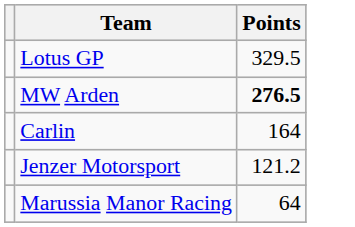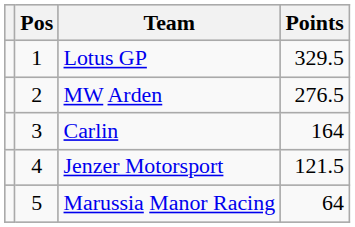+ column: (37, 22)
(276, 94) bold -> (319, 94) normal
(276, 166) 121.2 -> (319, 166) 121.5
